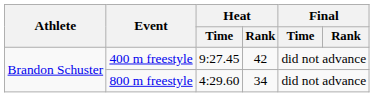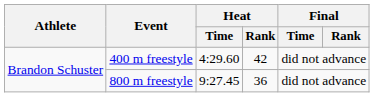(219, 58) 9:27.45 -> (219, 58) 4:29.60
(219, 81) 4:29.60 -> (219, 81) 9:27.45
(260, 81) 34 -> (260, 81) 36
